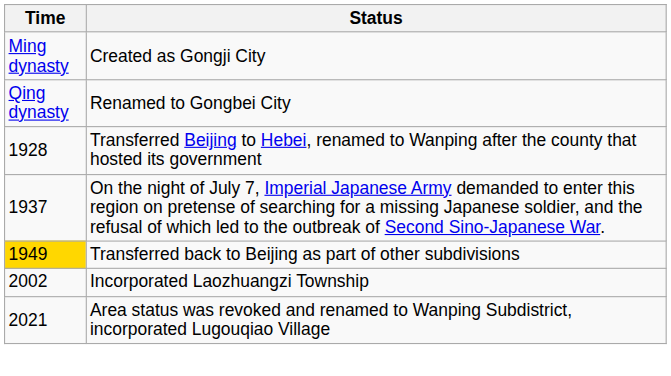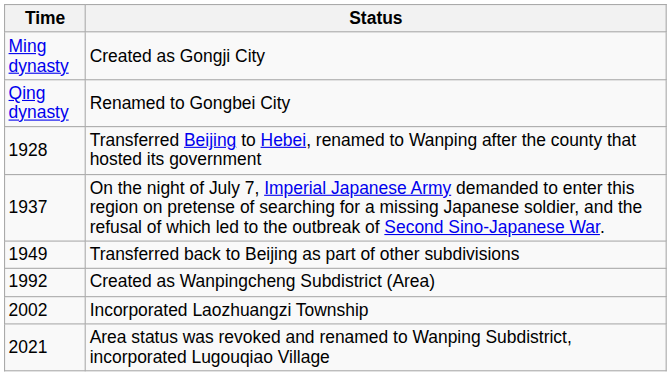(28, 254) gold background -> (28, 254) no background
+ row: (262, 282)
